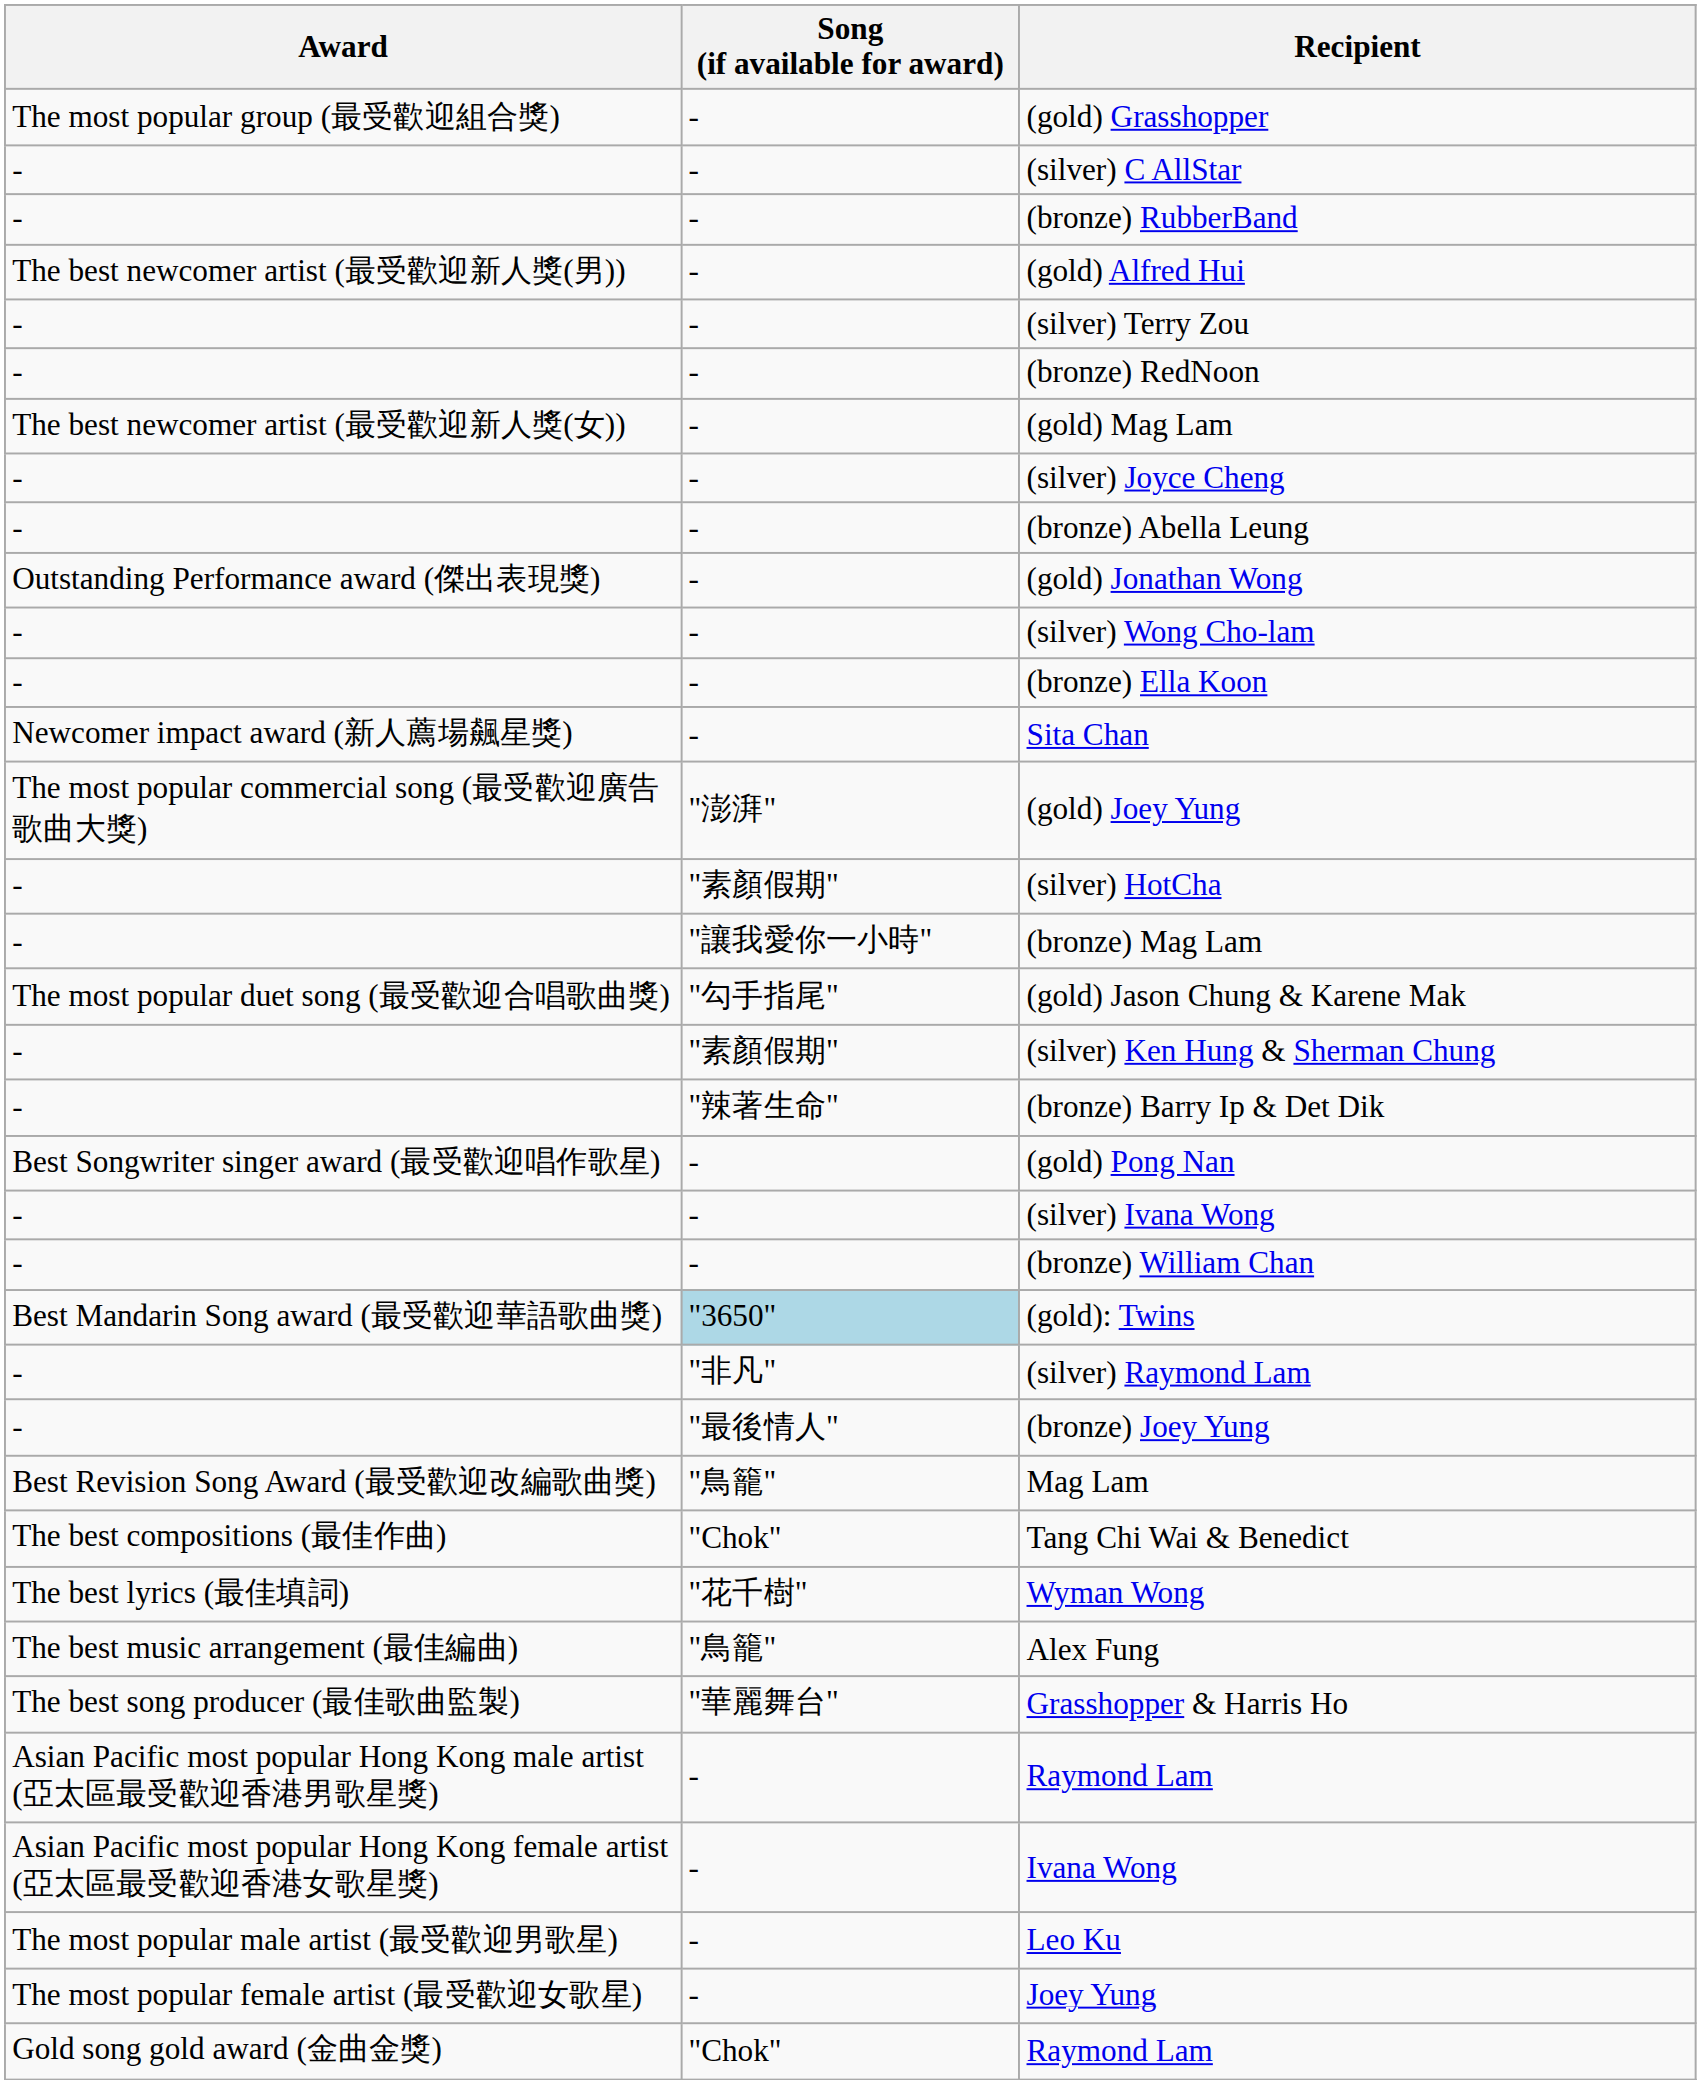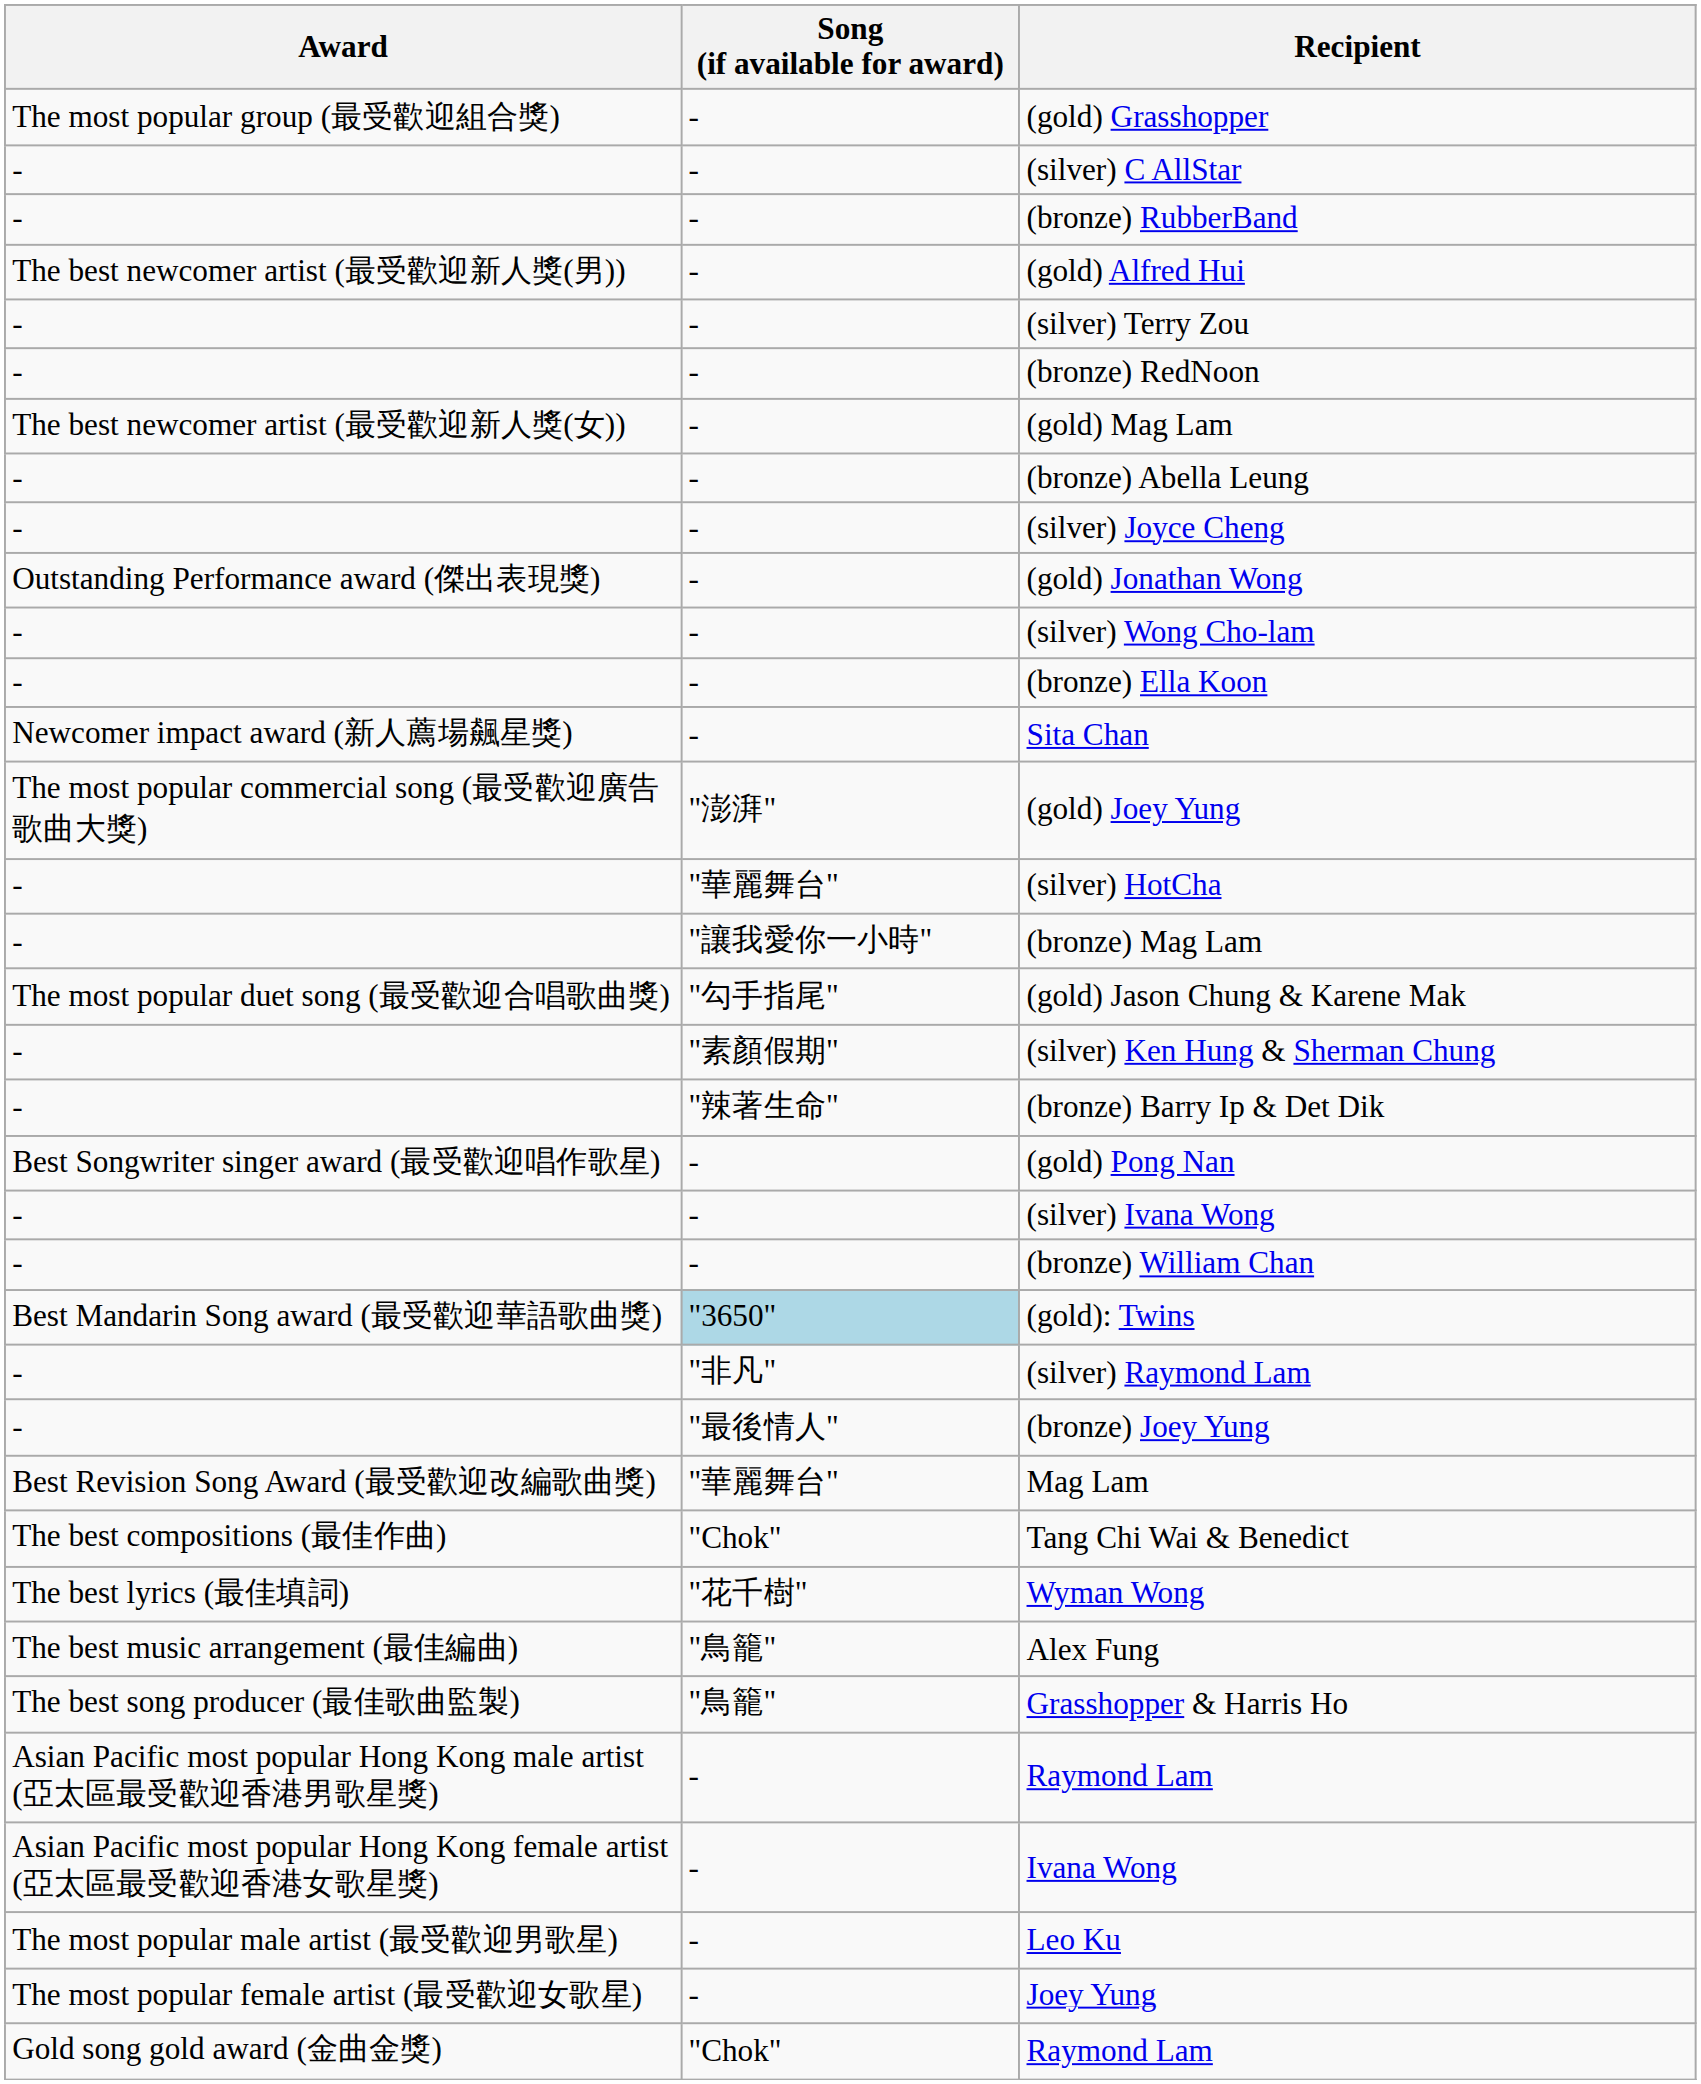rows swapped: (17, 477) <-> (17, 527)
(764, 884) "素顏假期" -> (764, 884) "華麗舞台"
(732, 1481) "鳥籠" -> (764, 1481) "華麗舞台"
(764, 1702) "華麗舞台" -> (732, 1702) "鳥籠"
